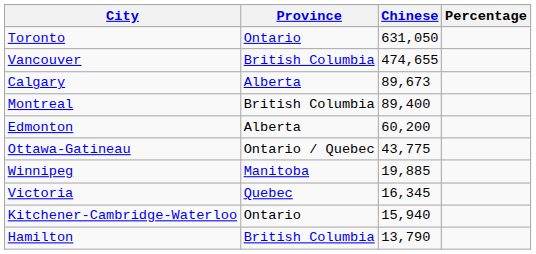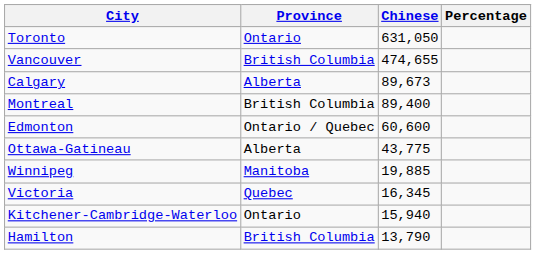(272, 127) Alberta -> (309, 127) Ontario / Quebec
(406, 127) 60,200 -> (406, 127) 60,600
(309, 149) Ontario / Quebec -> (272, 149) Alberta
